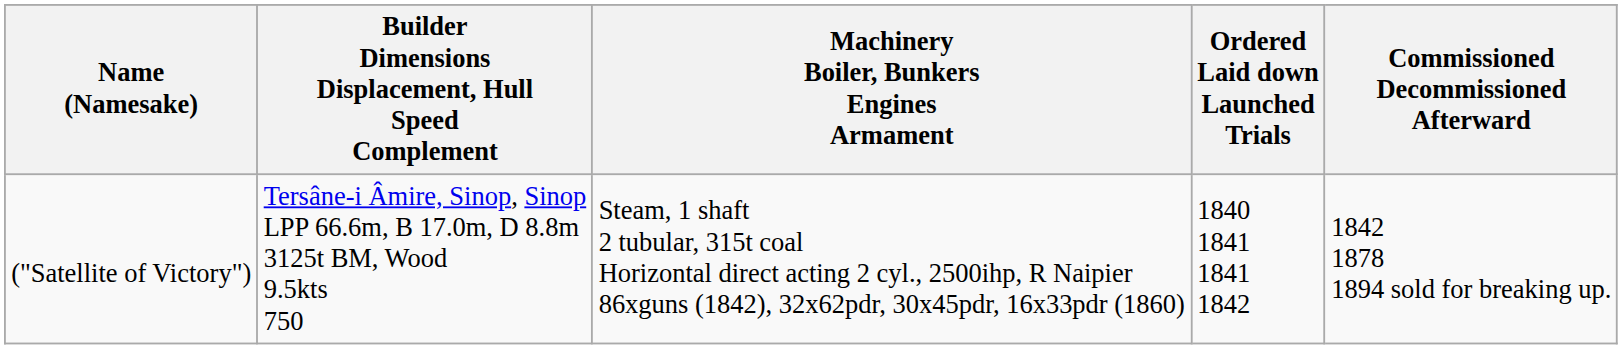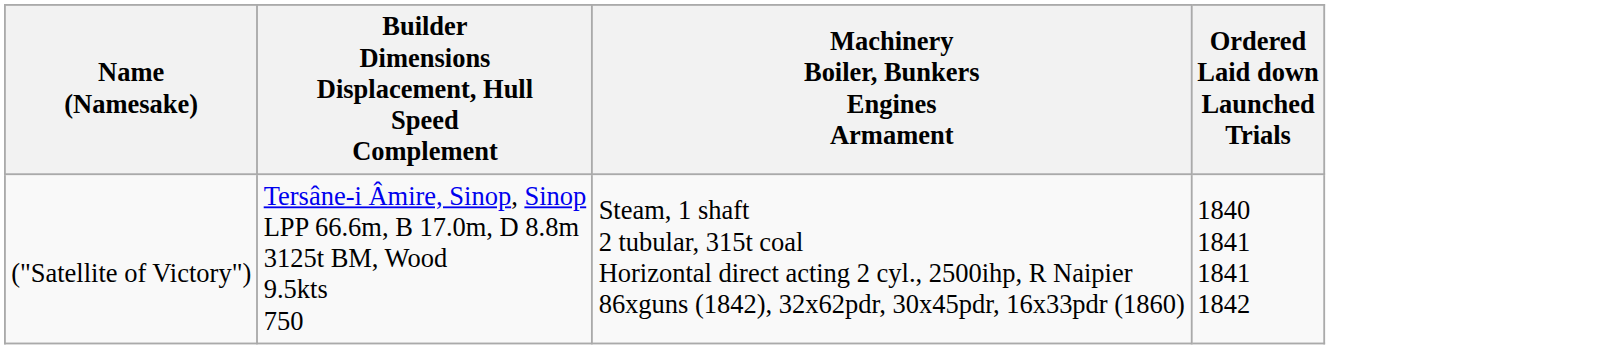- column: (1471, 89)
